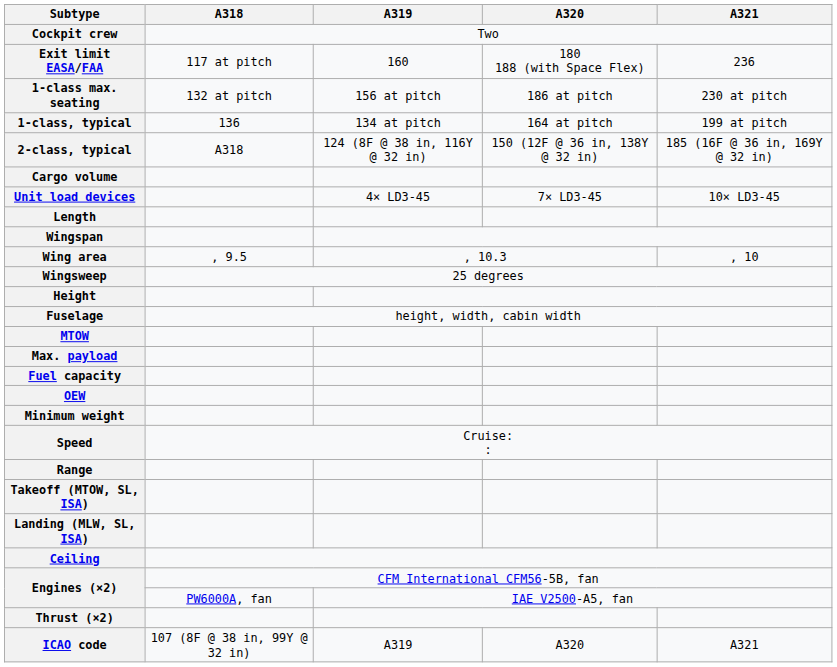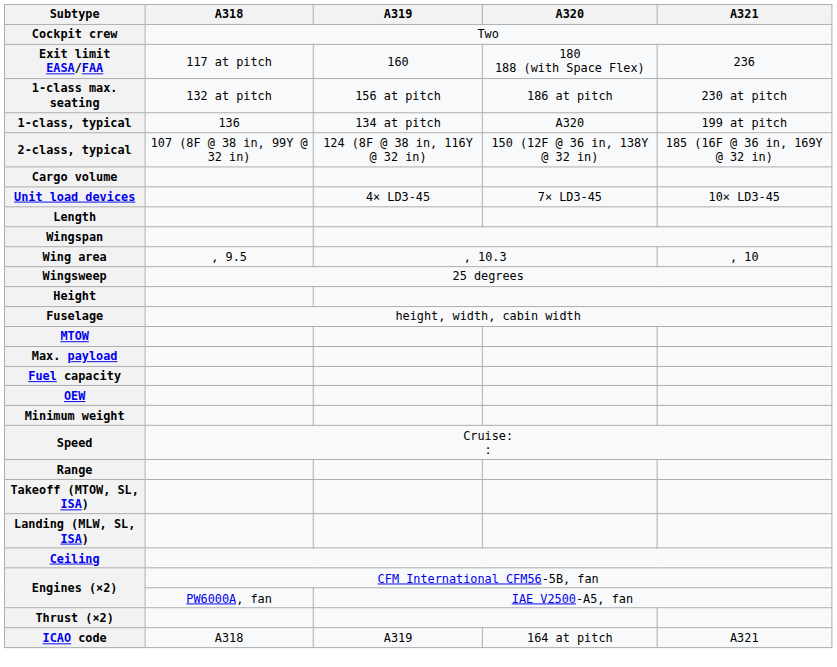(570, 123) 164 at pitch -> (570, 123) A320
(229, 150) A318 -> (229, 150) 107 (8F @ 38 in, 99Y @ 32 in)
(229, 645) 107 (8F @ 38 in, 99Y @ 32 in) -> (229, 638) A318
(570, 645) A320 -> (570, 638) 164 at pitch
